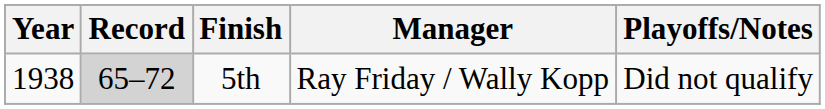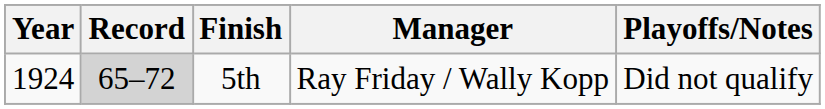(43, 78) 1938 -> (43, 78) 1924
